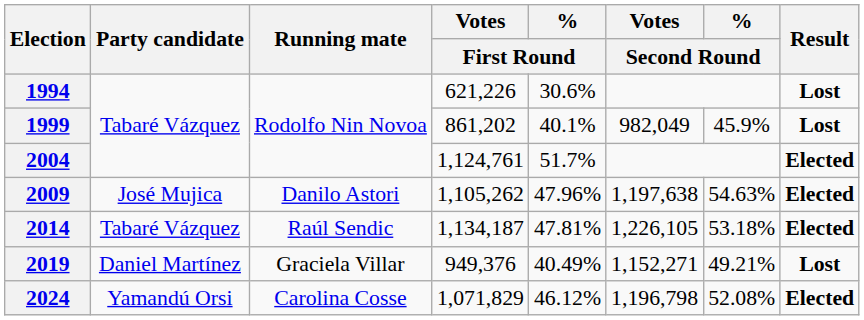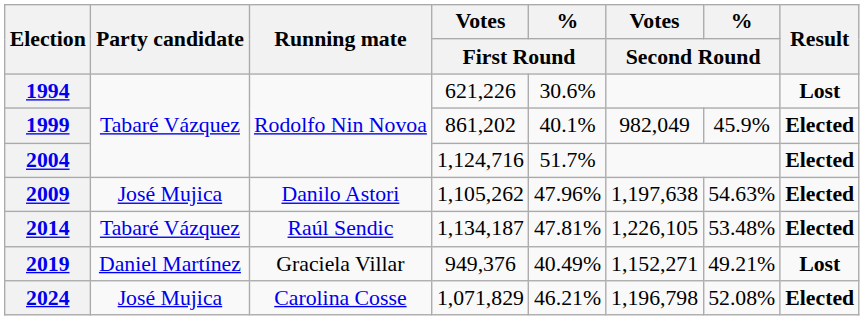(820, 125) Lost -> (820, 125) Elected
(480, 159) 1,124,761 -> (480, 159) 1,124,716
(742, 228) 53.18% -> (742, 228) 53.48%
(170, 297) Yamandú Orsi -> (170, 297) José Mujica
(567, 297) 46.12% -> (567, 297) 46.21%
